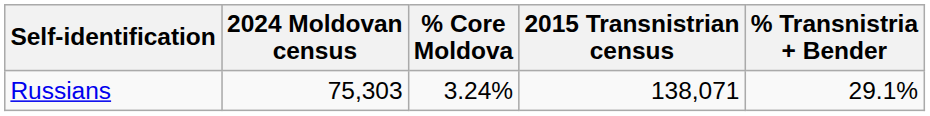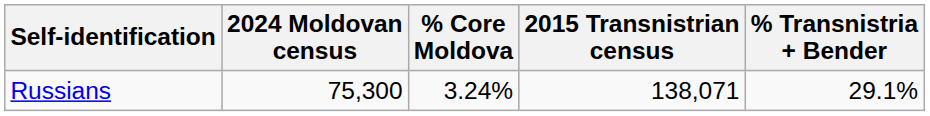(365, 90) 75,303 -> (365, 90) 75,300
